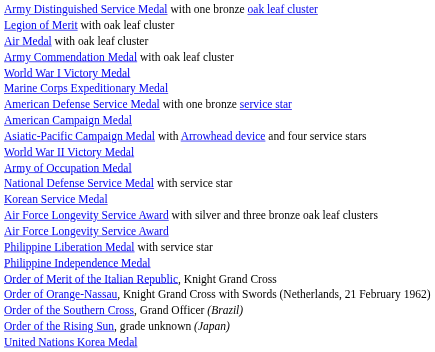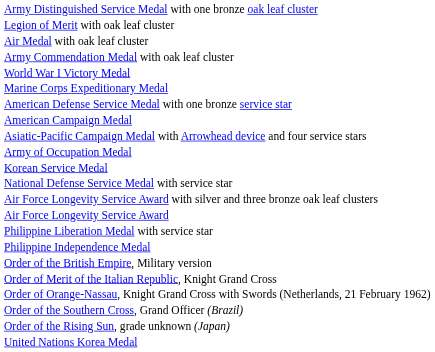- row: (69, 152)
rows swapped: (118, 184) <-> (56, 199)
+ row: (108, 263)
